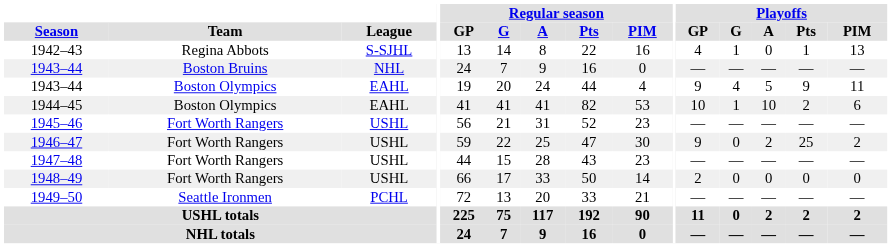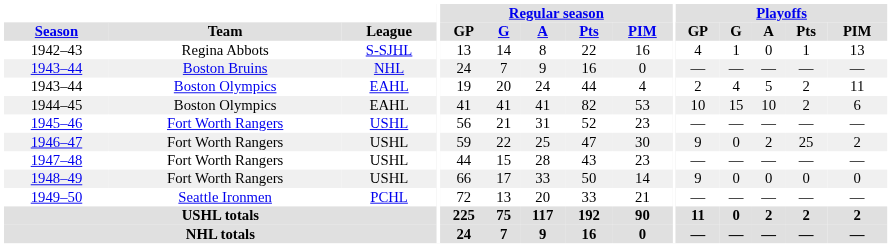(698, 86) 9 -> (698, 86) 2
(806, 86) 9 -> (806, 86) 2
(736, 105) 1 -> (736, 105) 15
(698, 178) 2 -> (698, 178) 9
